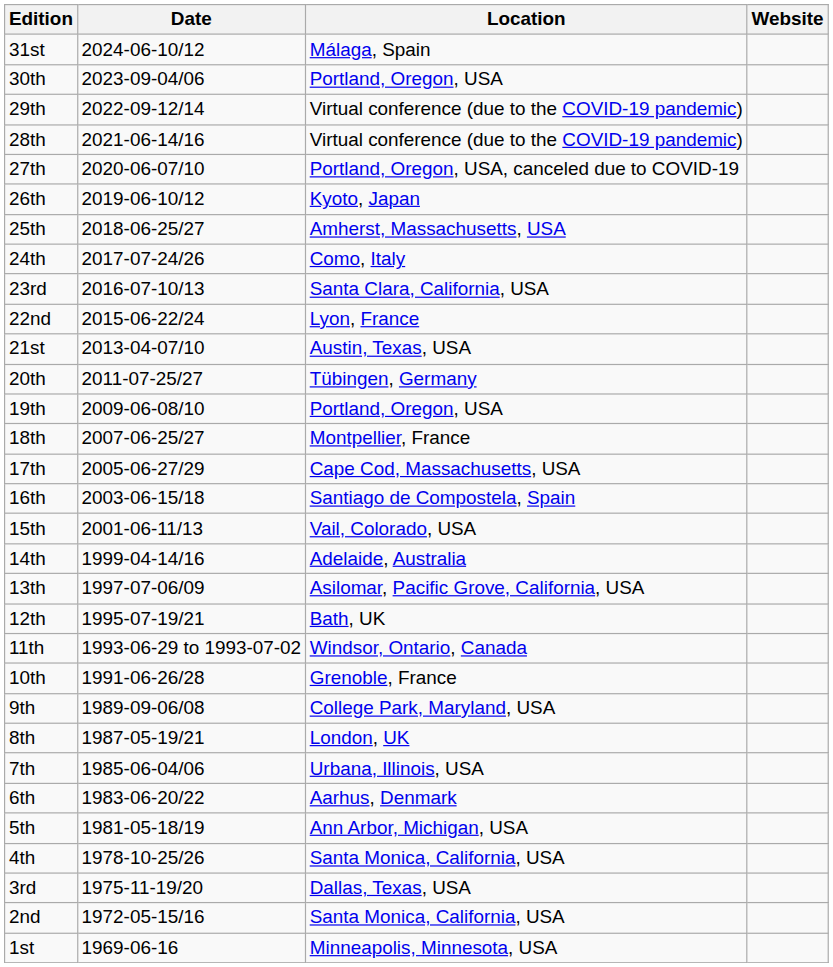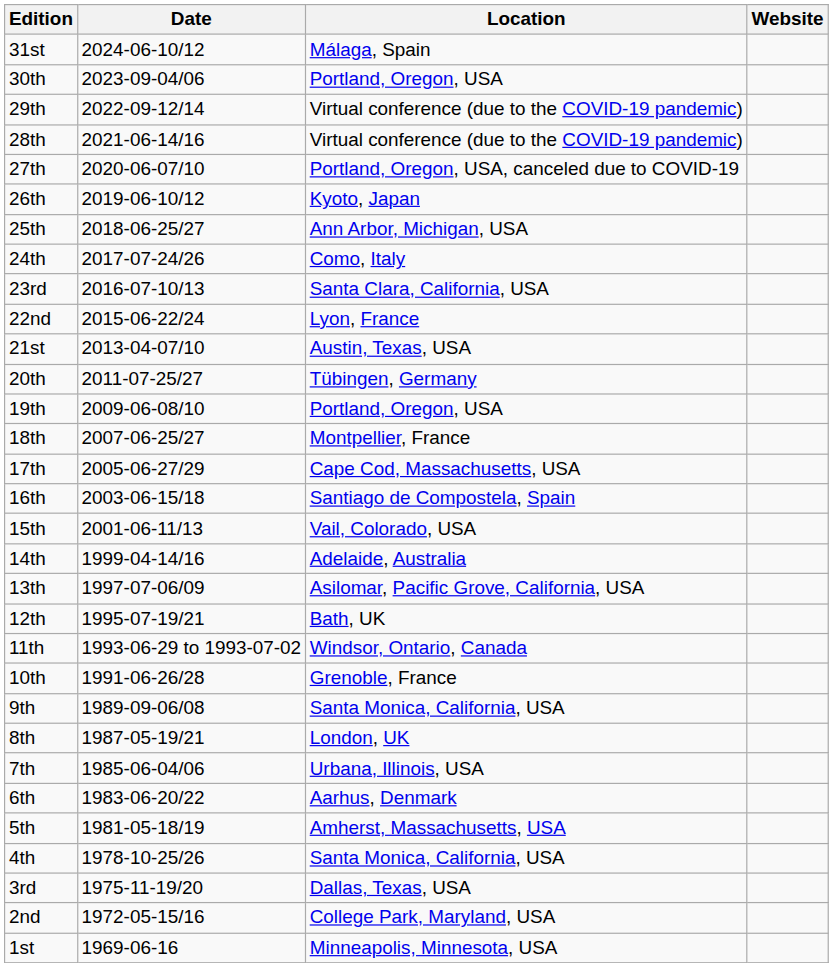(438, 229) Amherst, Massachusetts, USA -> (419, 229) Ann Arbor, Michigan, USA
(432, 708) College Park, Maryland, USA -> (437, 708) Santa Monica, California, USA
(419, 827) Ann Arbor, Michigan, USA -> (438, 827) Amherst, Massachusetts, USA
(437, 917) Santa Monica, California, USA -> (432, 917) College Park, Maryland, USA
